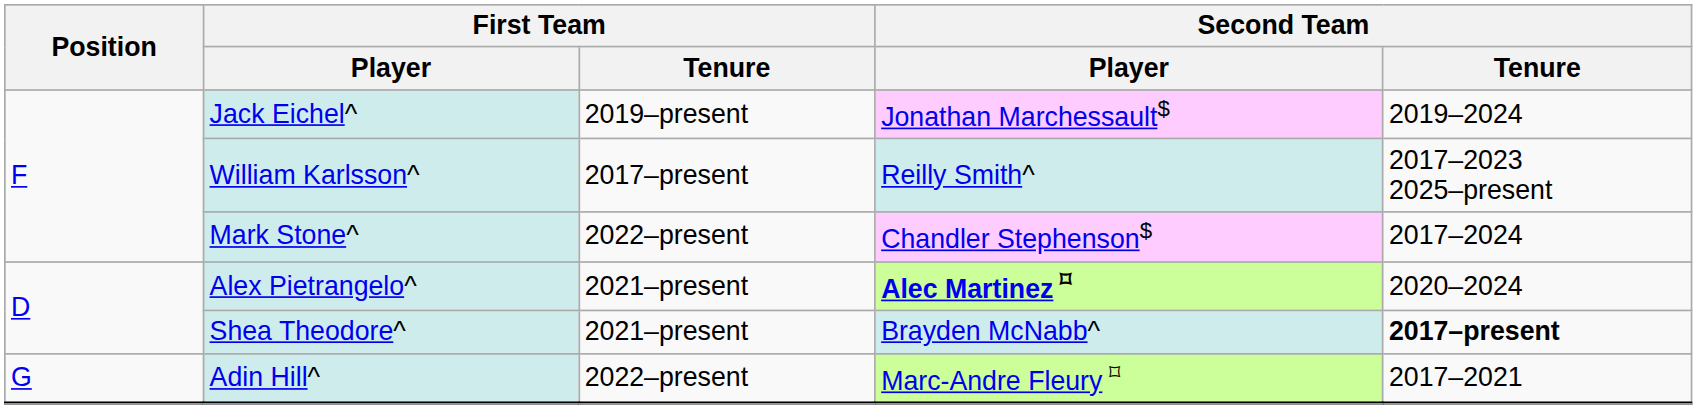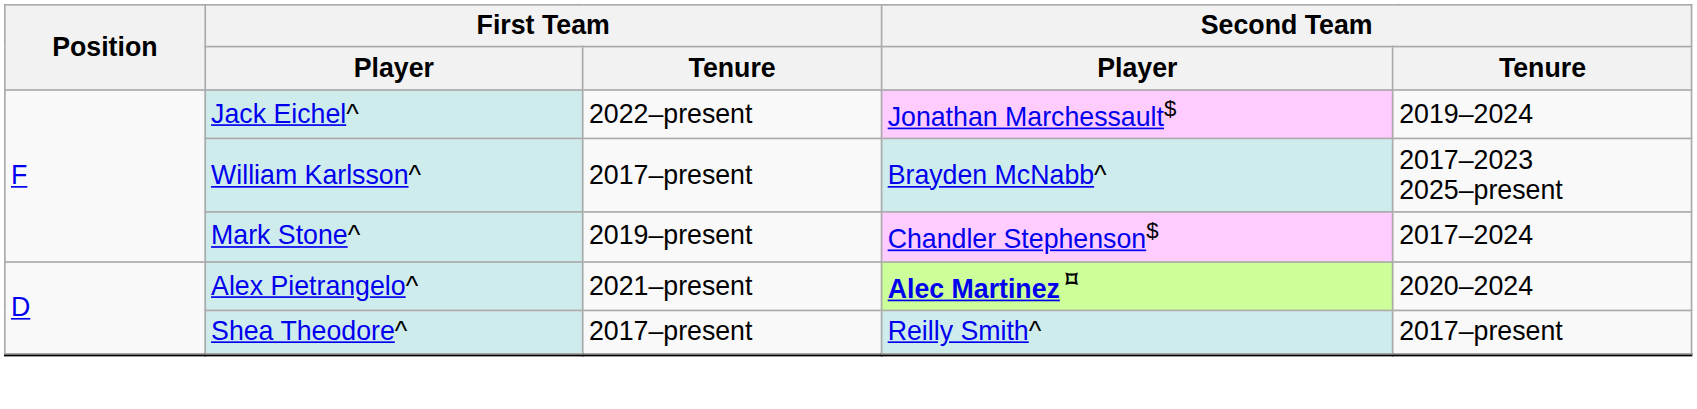(666, 114) 2019–present -> (671, 114) 2022–present
(958, 175) Reilly Smith^ -> (997, 175) Brayden McNabb^
(666, 236) 2022–present -> (671, 236) 2019–present
(666, 331) 2021–present -> (671, 331) 2017–present
(991, 331) Brayden McNabb^ -> (964, 331) Reilly Smith^
(1474, 331) bold -> (1481, 331) normal
- row: (265, 377)
